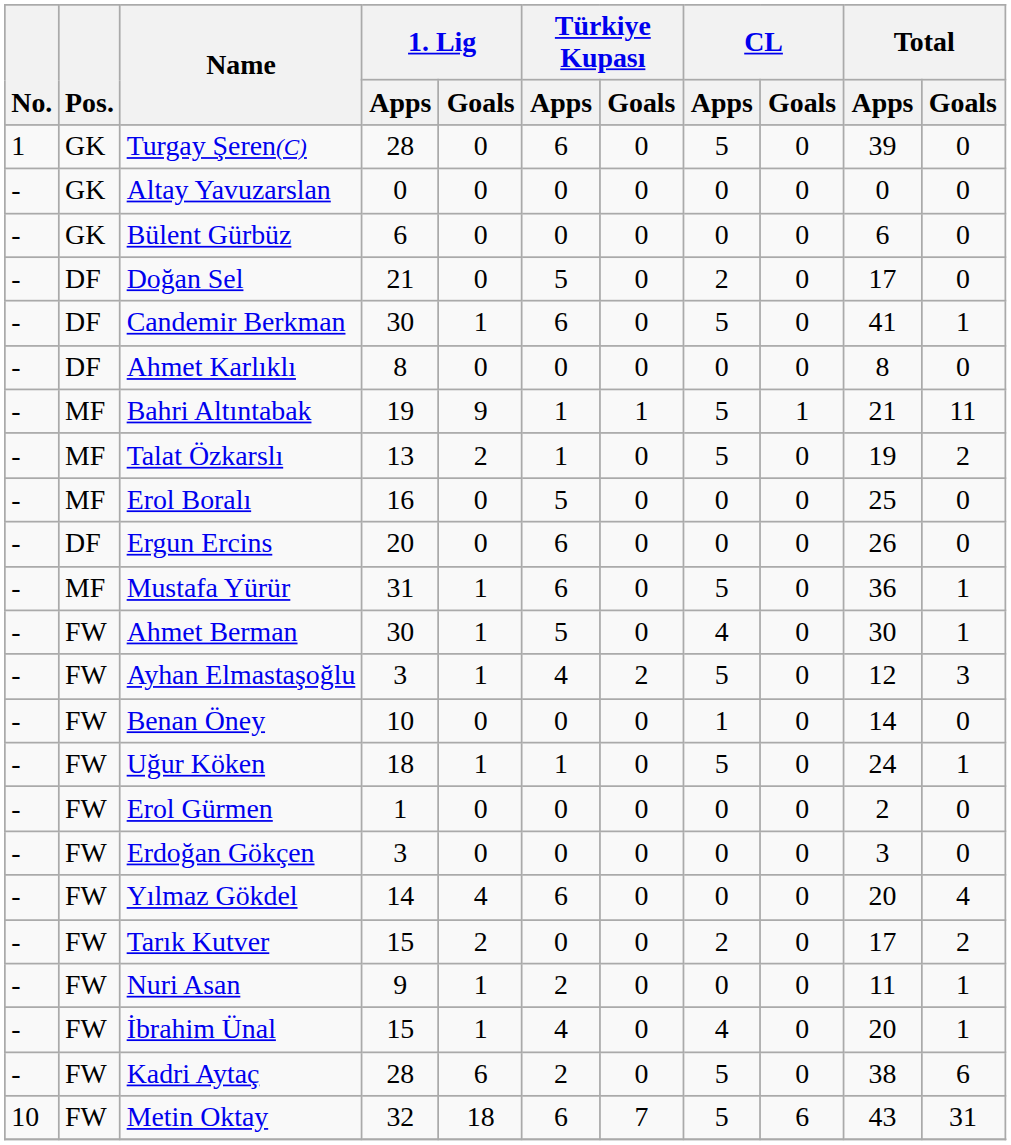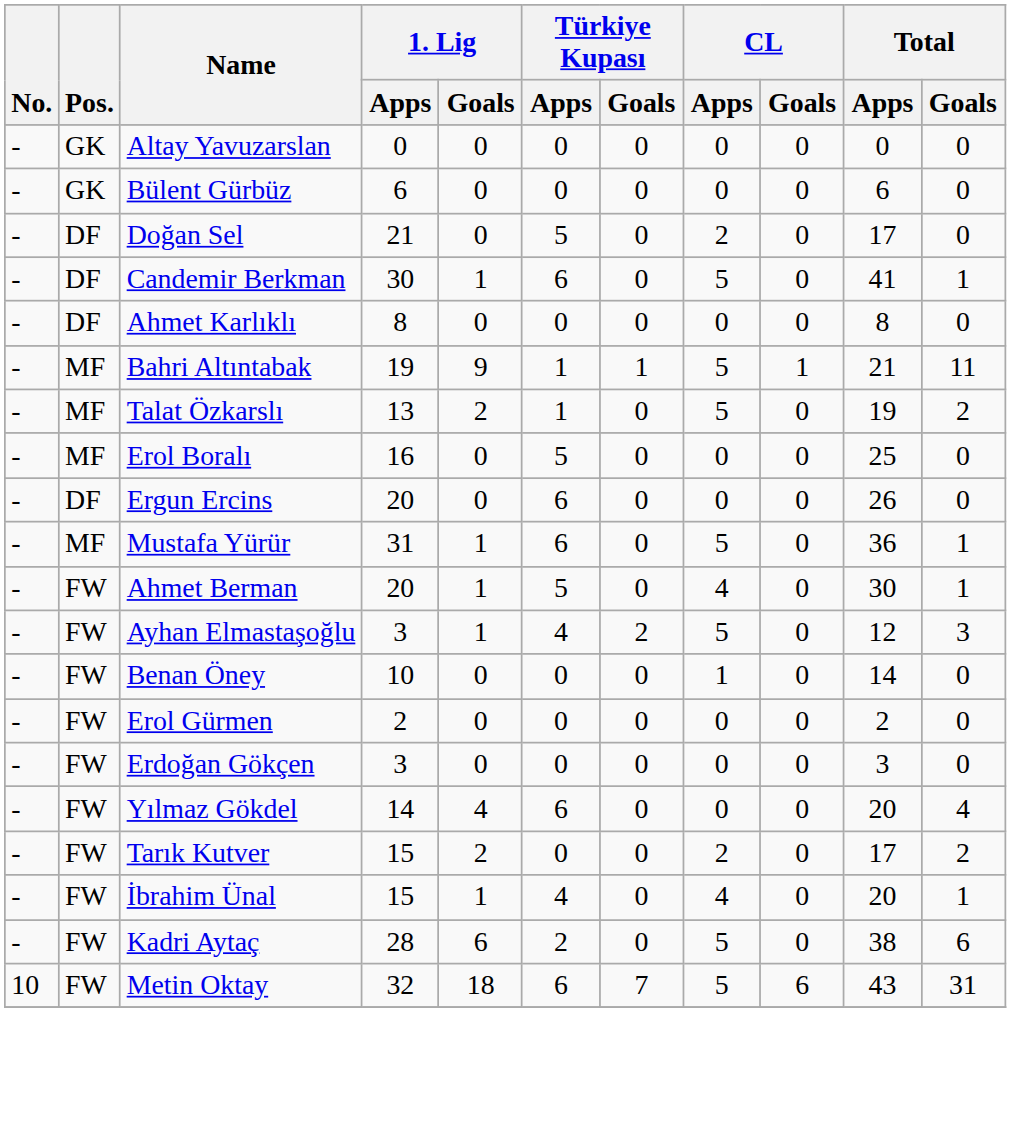- row: (217, 146)
(400, 631) 30 -> (400, 587) 20
- row: (196, 764)
(400, 808) 1 -> (400, 720) 2
- row: (184, 985)
